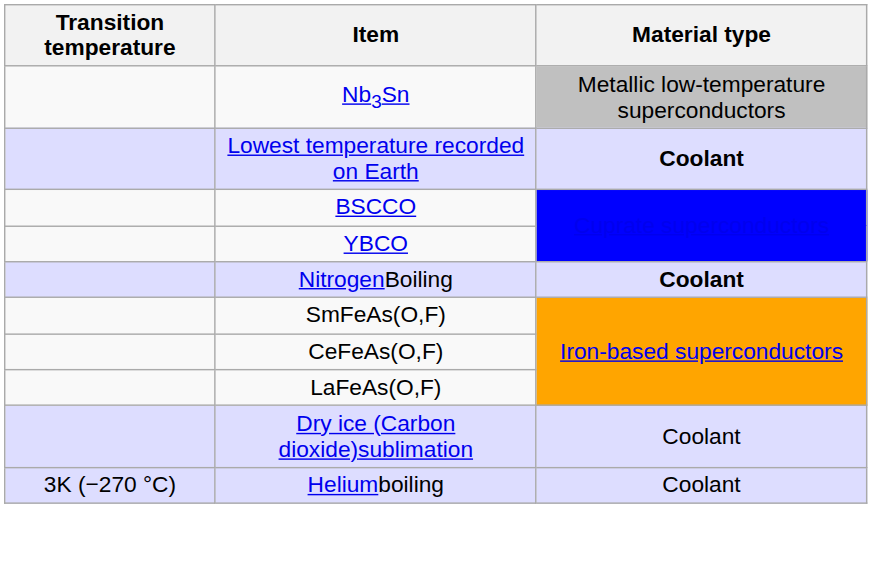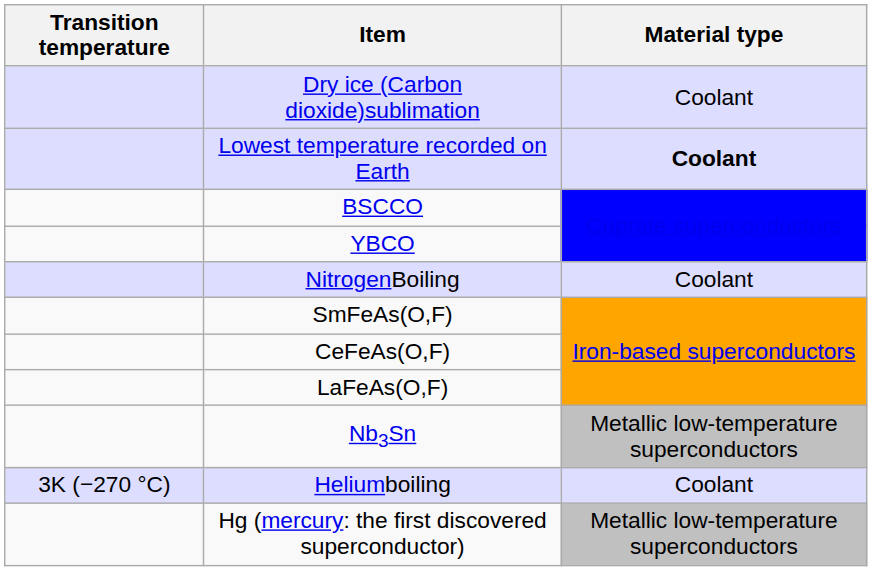rows swapped: (376, 436) <-> (376, 97)
(702, 279) bold -> (714, 279) normal
+ row: (383, 533)
